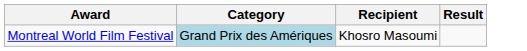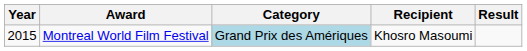+ column: (22, 14)
